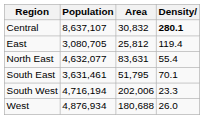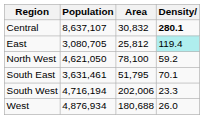(171, 43) no background -> (171, 43) paleturquoise background
- row: (30, 59)
+ row: (31, 59)
